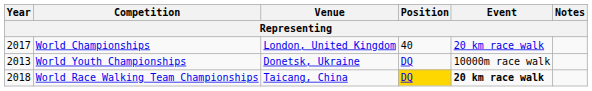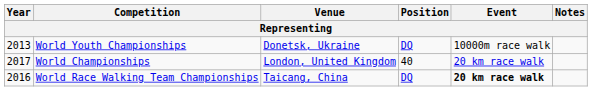rows swapped: (111, 61) <-> (93, 45)
(19, 78) 2018 -> (19, 78) 2016
(407, 78) gold background -> (407, 78) no background
